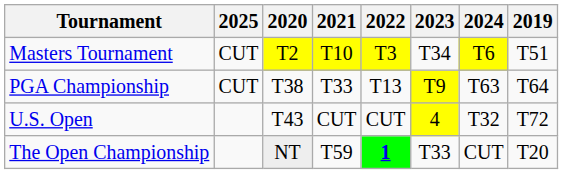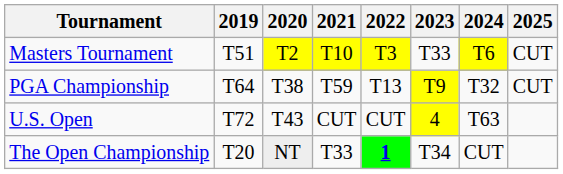columns swapped: (533, 21) <-> (238, 21)
(435, 53) T34 -> (435, 53) T33
(337, 86) T33 -> (337, 86) T59
(484, 86) T63 -> (484, 86) T32
(484, 119) T32 -> (484, 119) T63
(337, 152) T59 -> (337, 152) T33
(435, 152) T33 -> (435, 152) T34
